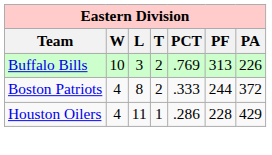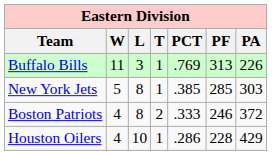(117, 65) 10 -> (117, 65) 11
(159, 65) 2 -> (159, 65) 1
+ row: (53, 89)
(220, 89) 244 -> (221, 114) 246
(139, 114) 11 -> (140, 138) 10
